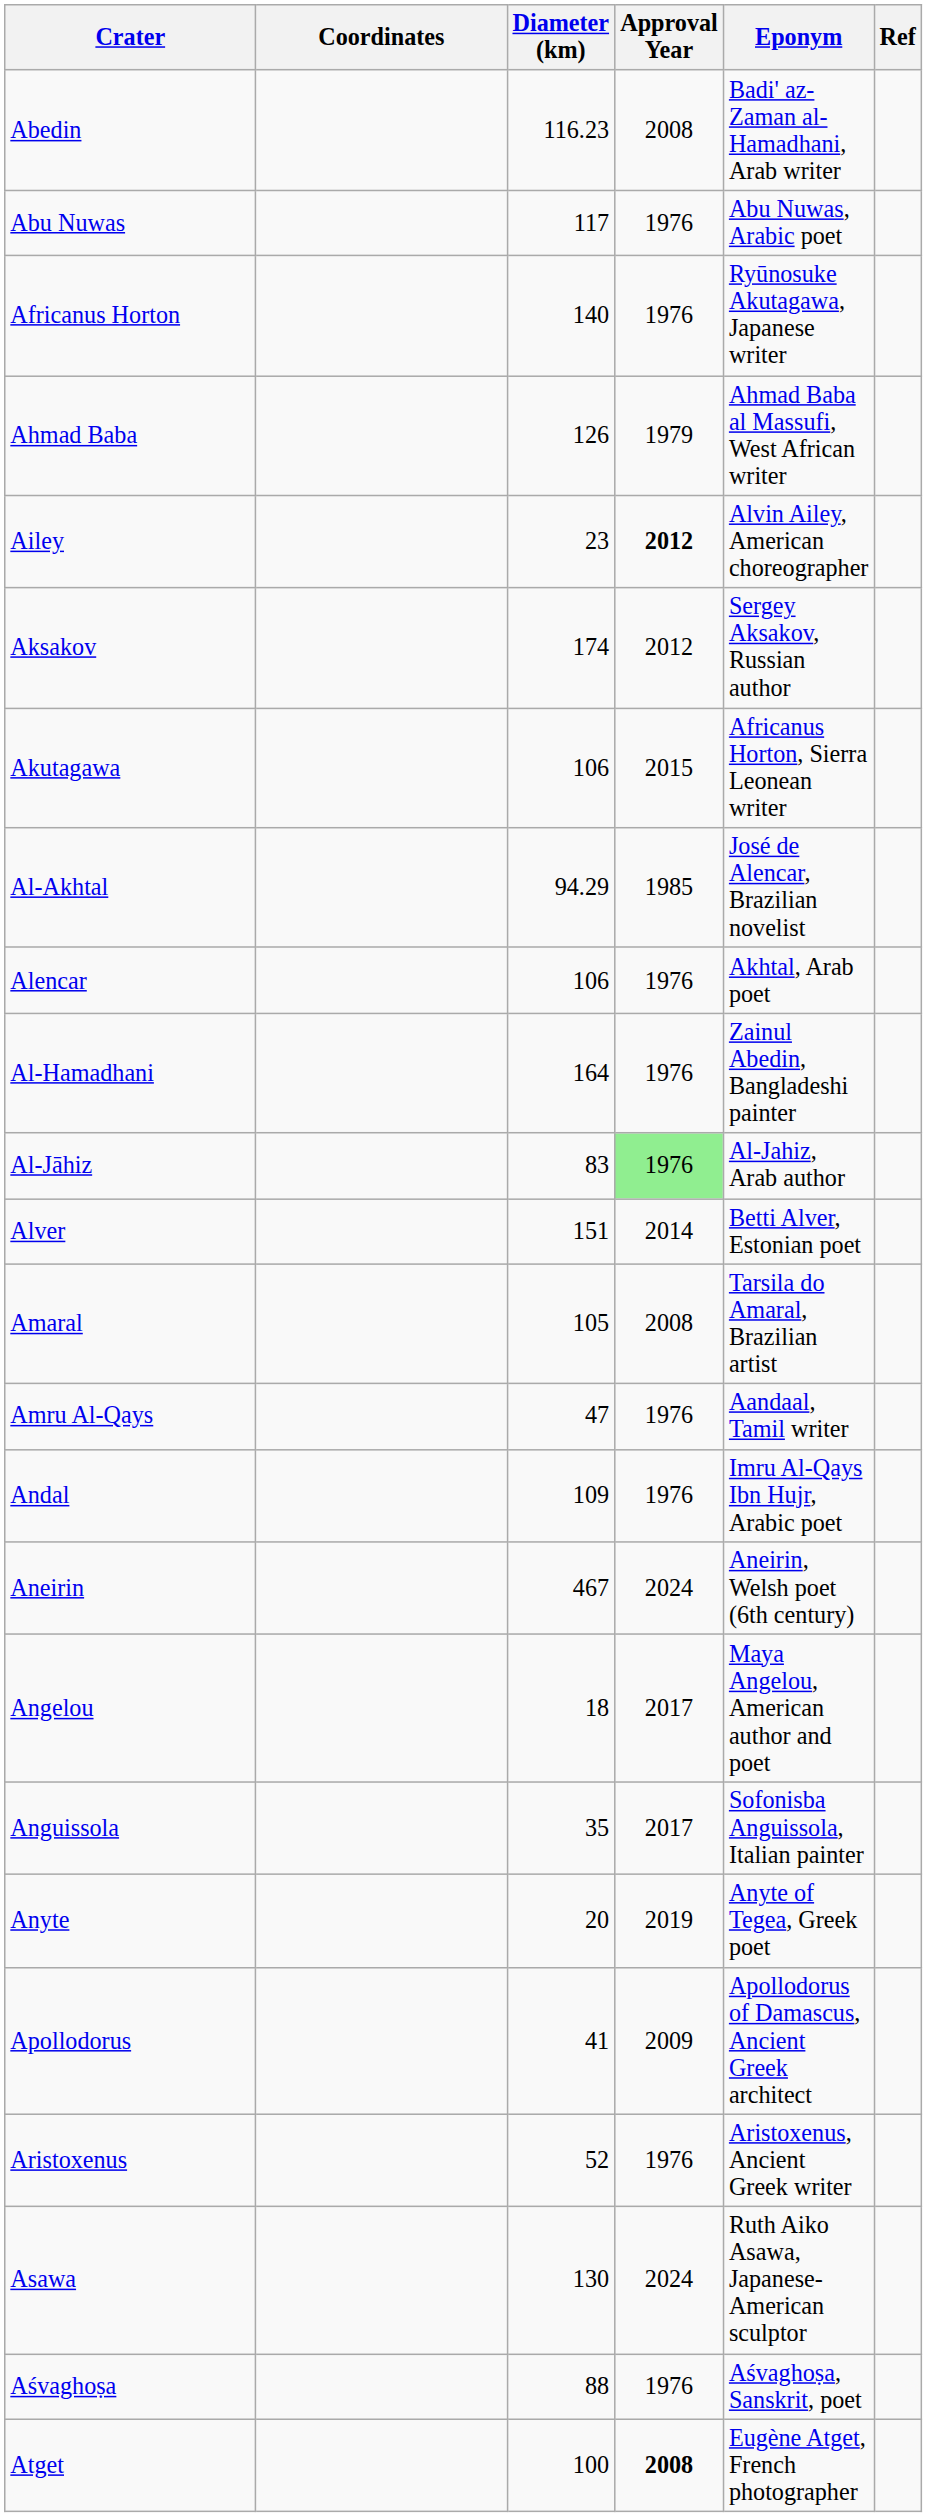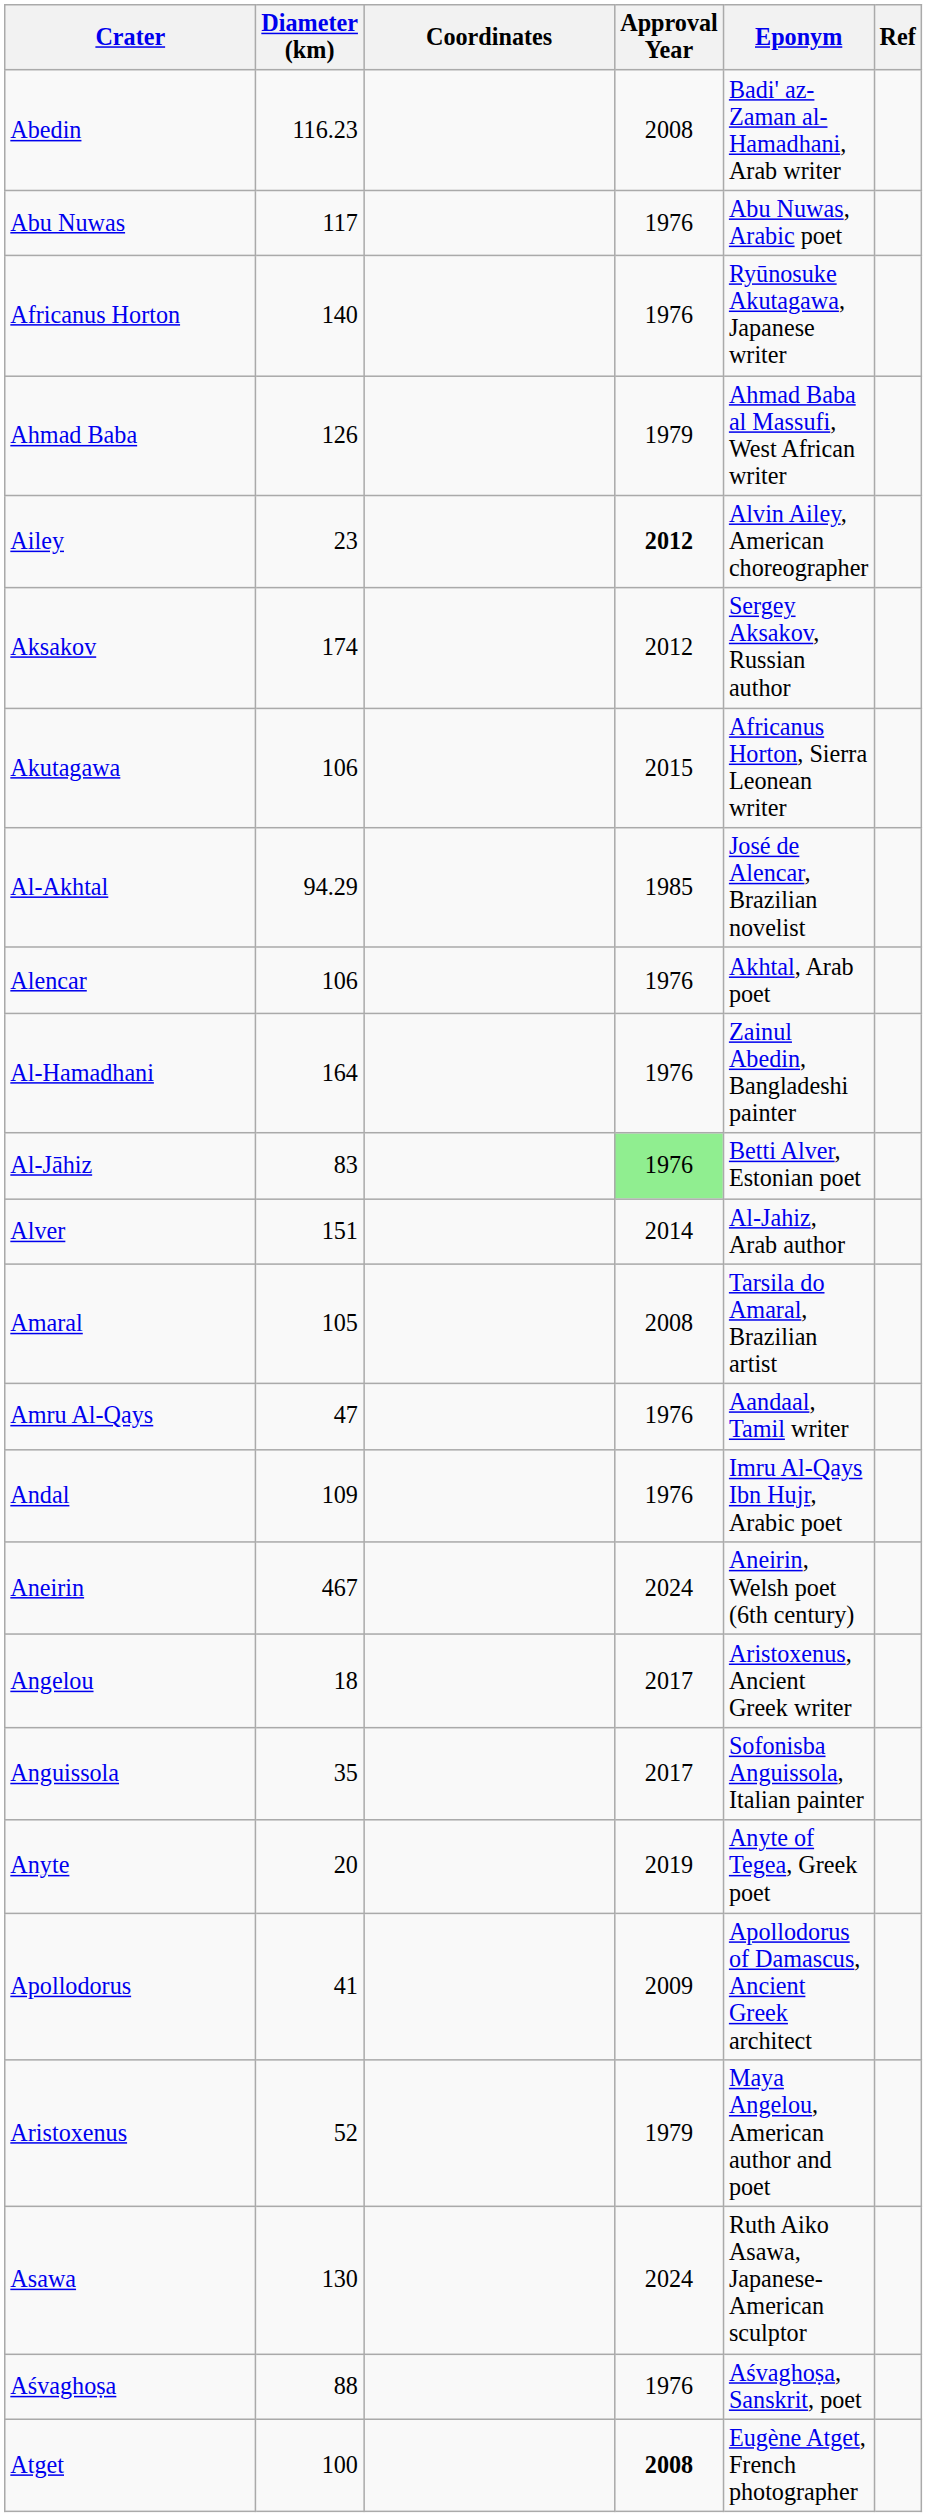columns swapped: (381, 37) <-> (561, 37)
(787, 1165) Al-Jahiz, Arab author -> (795, 1165) Betti Alver, Estonian poet
(795, 1230) Betti Alver, Estonian poet -> (787, 1230) Al-Jahiz, Arab author
(780, 1707) Maya Angelou, American author and poet -> (790, 1680) Aristoxenus, Ancient Greek writer
(669, 2160) 1976 -> (669, 2132) 1979
(790, 2160) Aristoxenus, Ancient Greek writer -> (780, 2132) Maya Angelou, American author and poet
